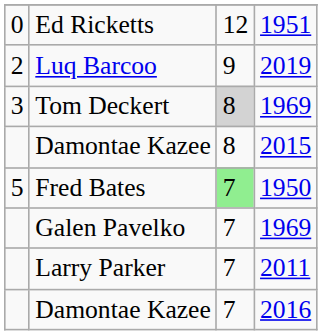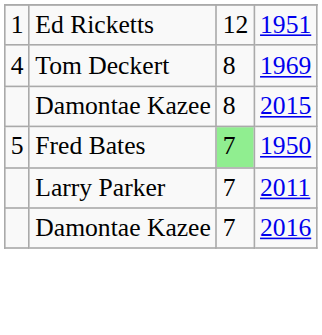(17, 24) 0 -> (17, 24) 1
- row: (96, 65)
(17, 106) 3 -> (17, 65) 4
(229, 106) lightgrey background -> (229, 65) no background
- row: (110, 227)
